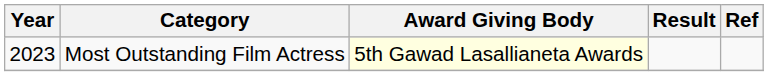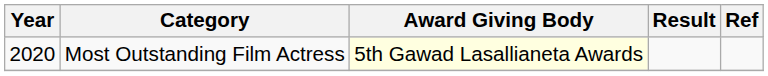(32, 53) 2023 -> (32, 53) 2020
